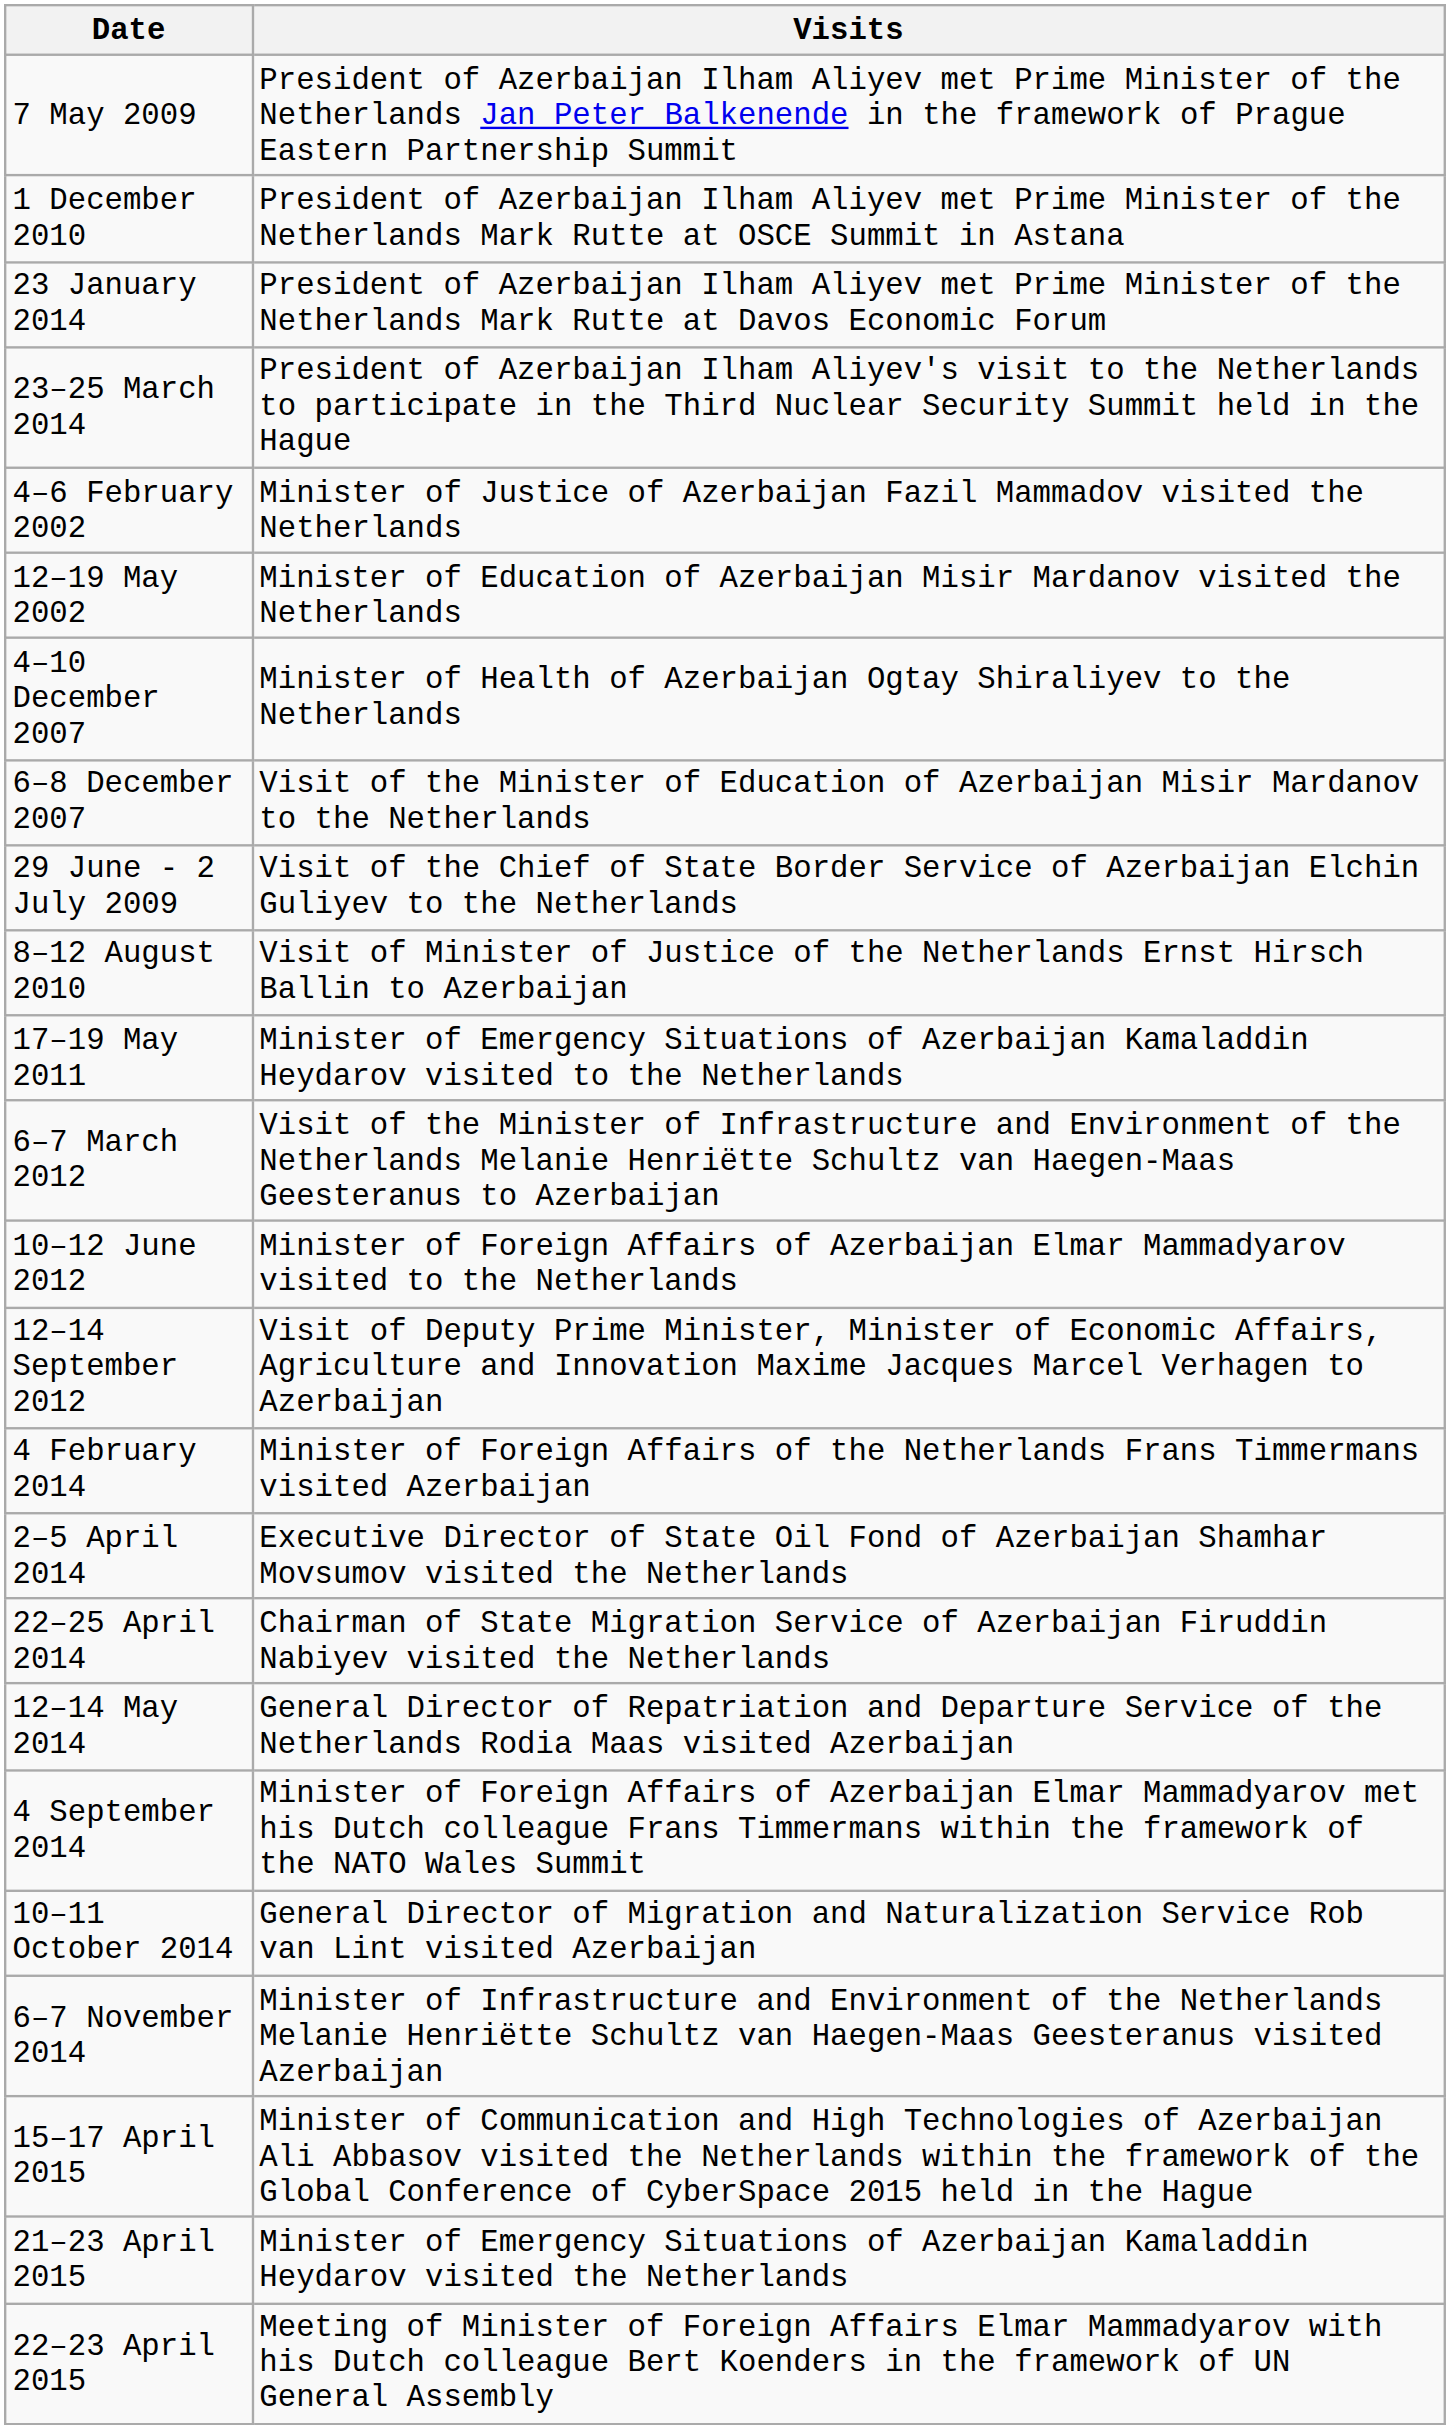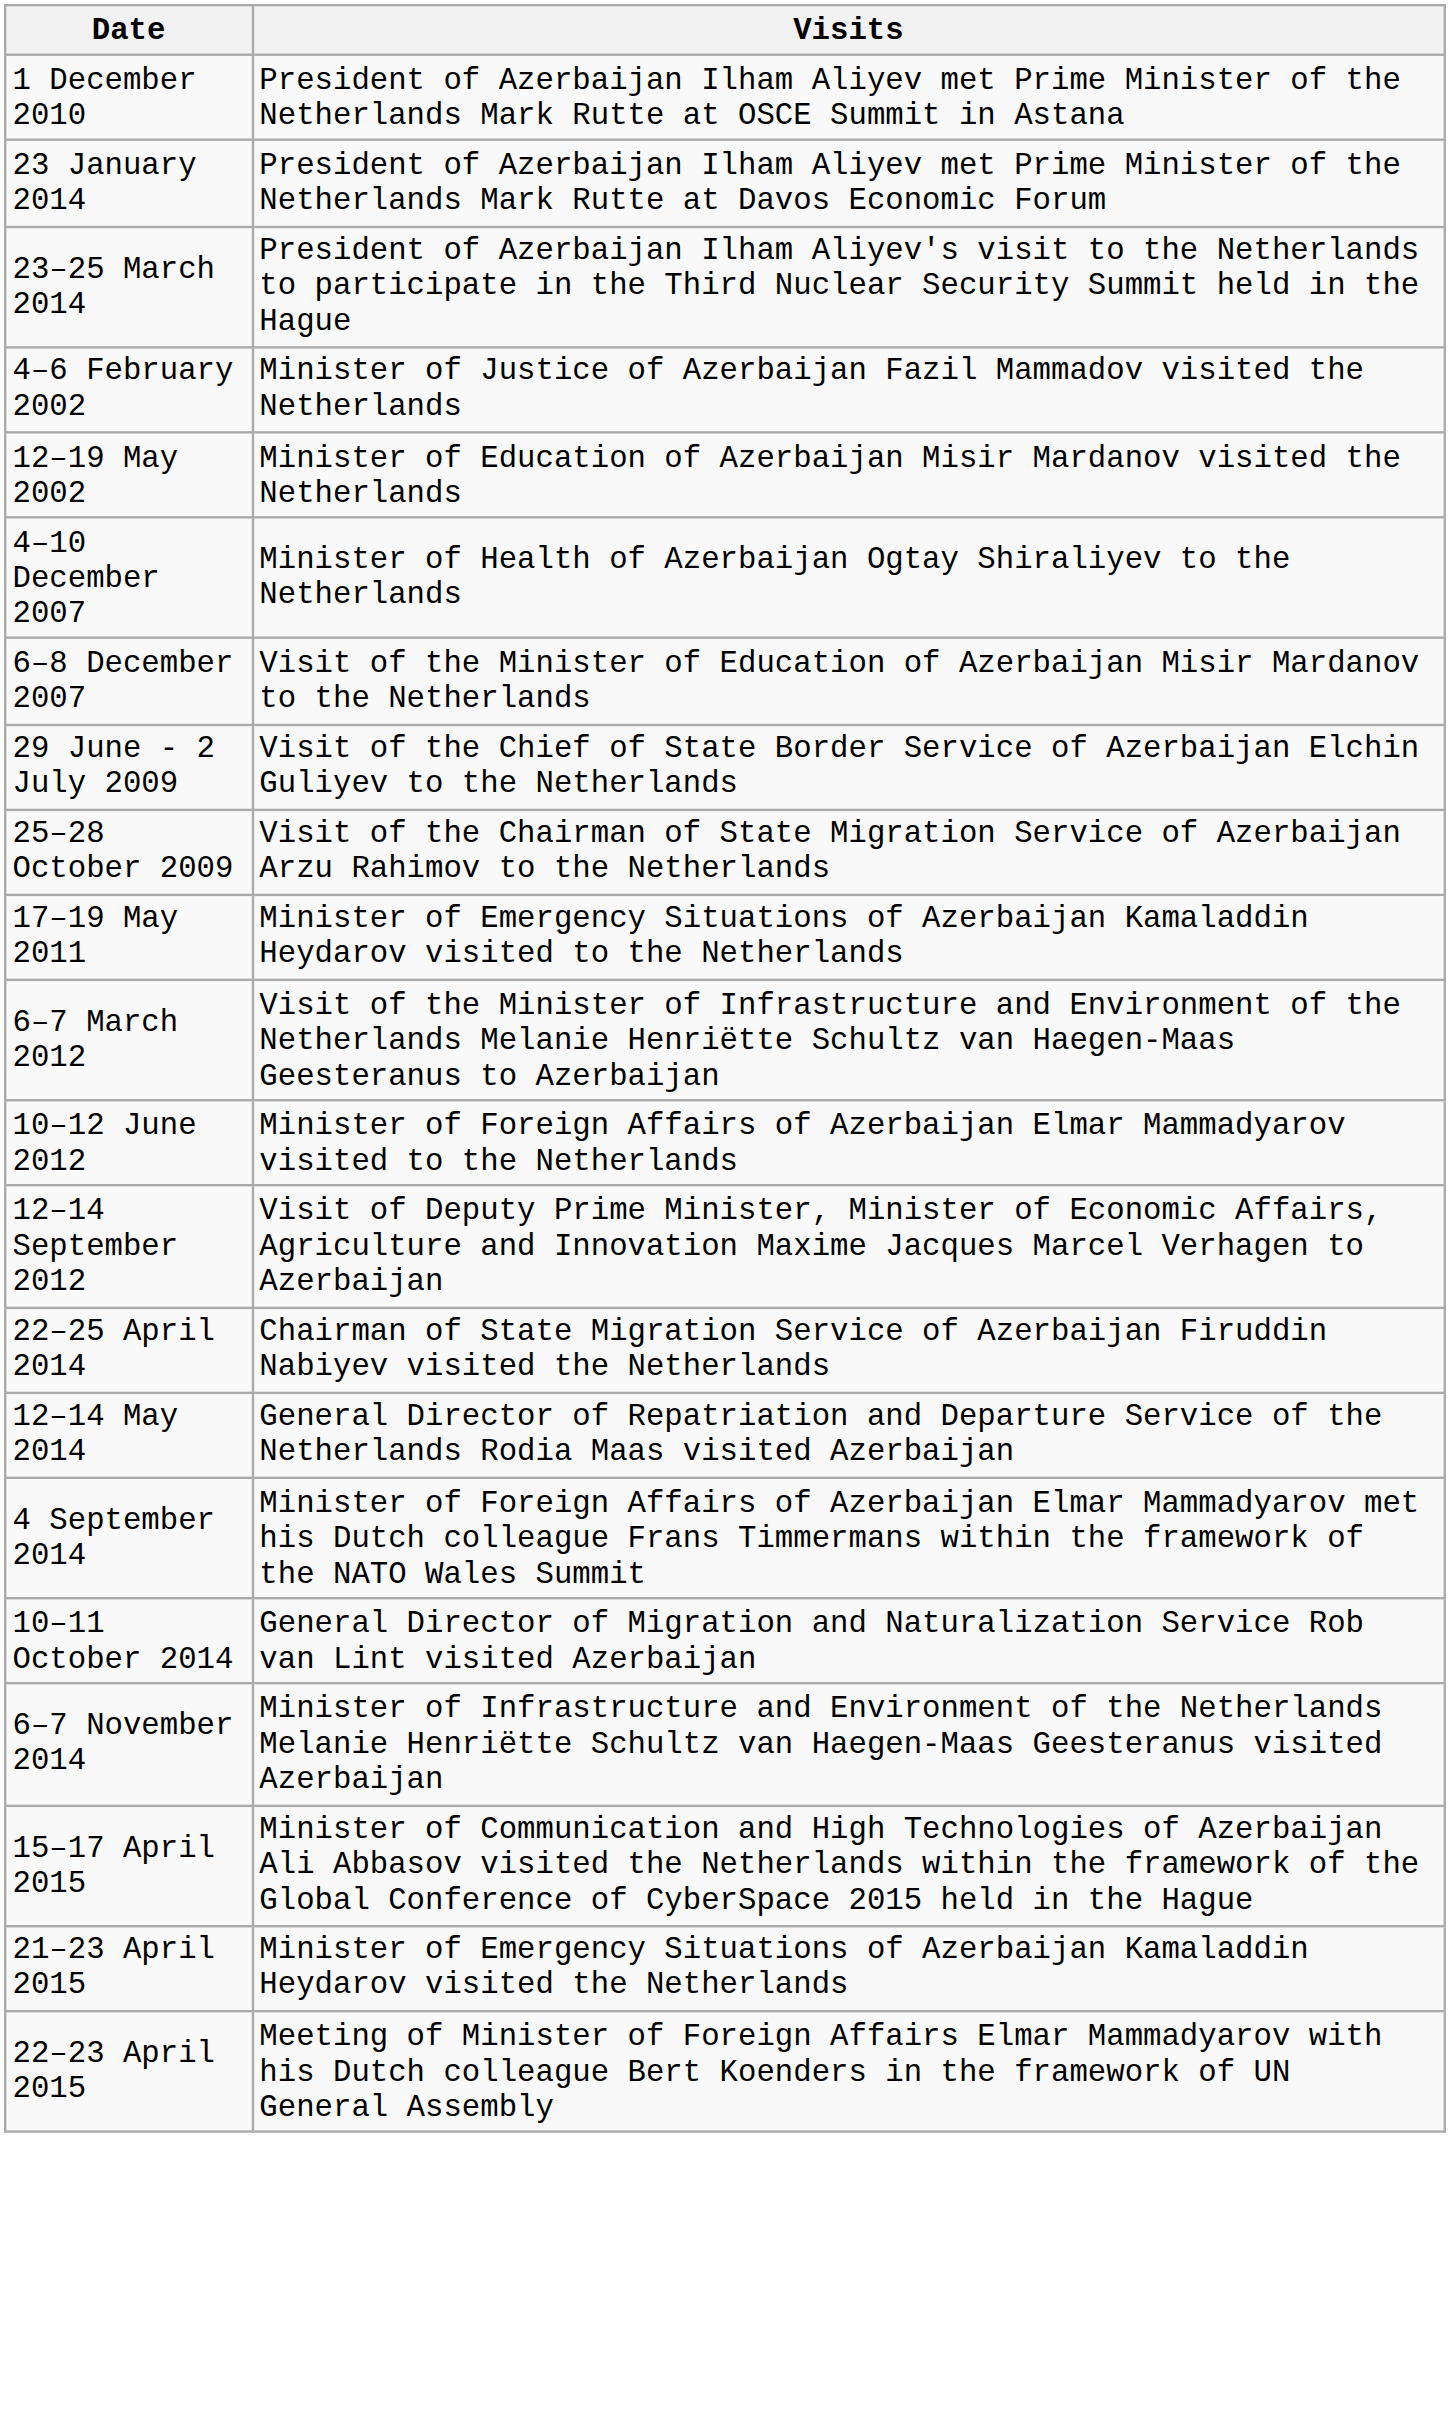- row: (105, 116)
+ row: (123, 852)
- row: (114, 973)
- row: (105, 1471)
- row: (95, 1556)
